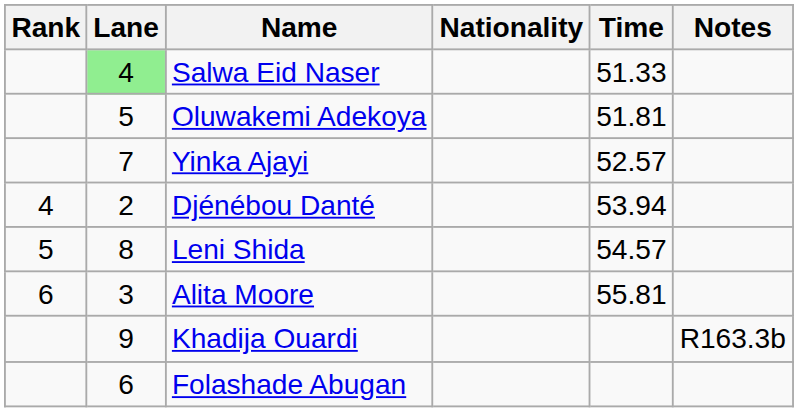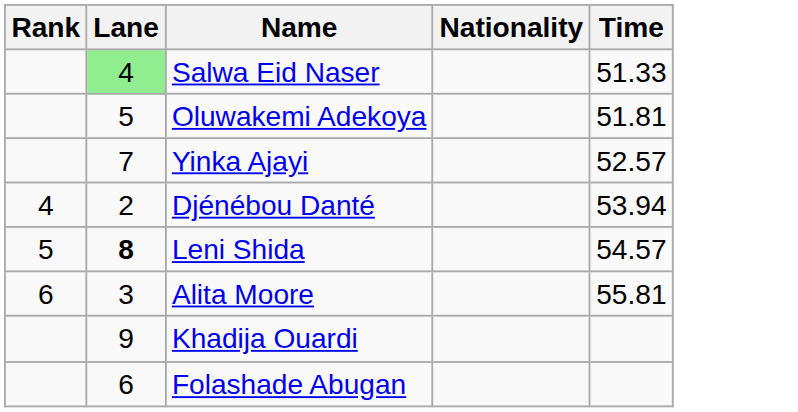- column: (733, 27)
(126, 250) normal -> (126, 250) bold
